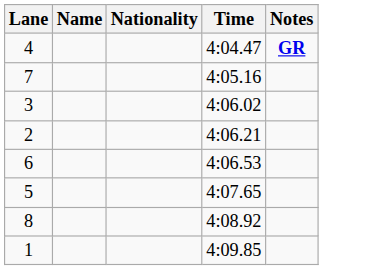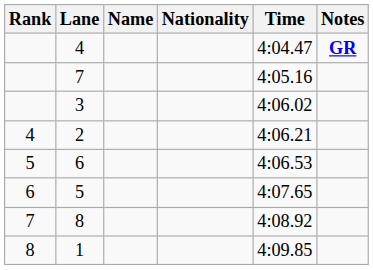+ column: (30, 18)
